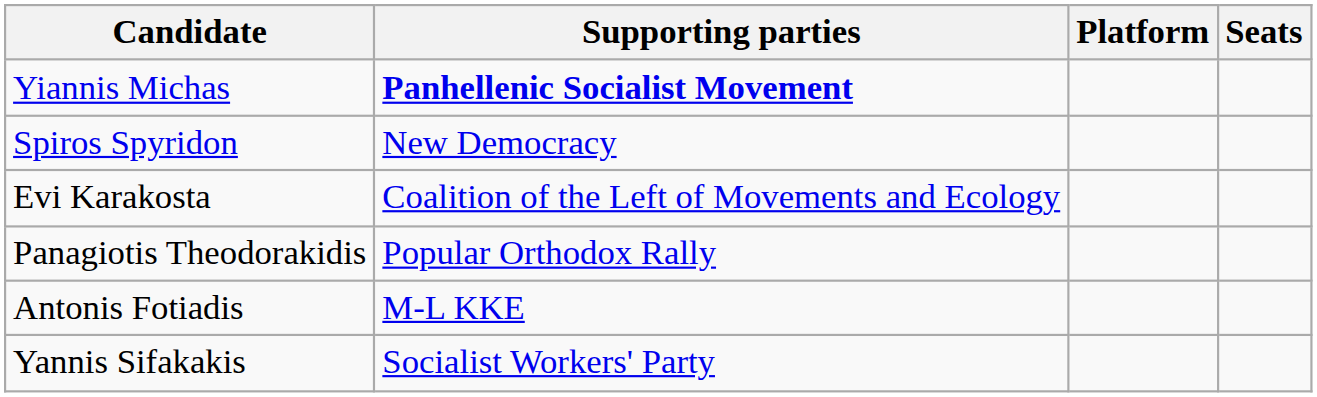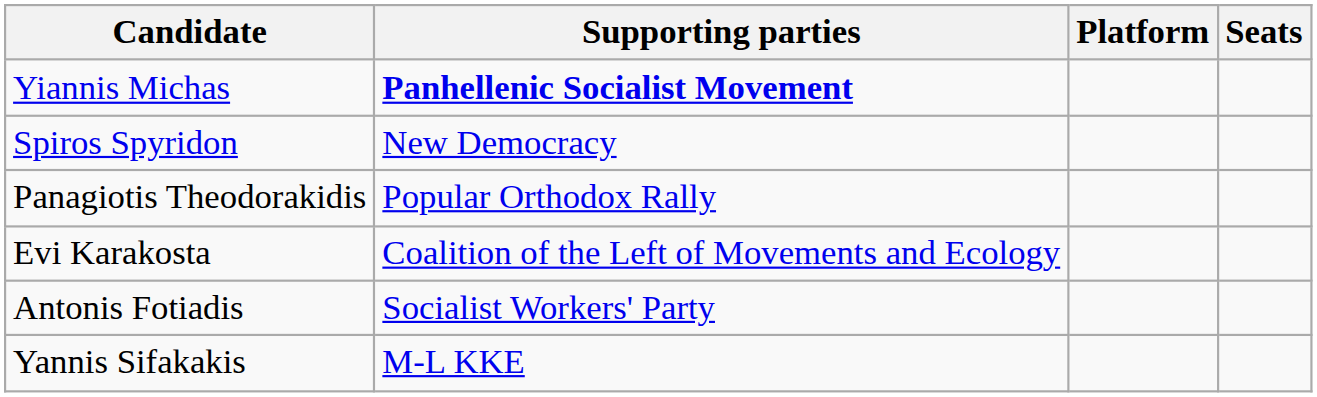rows swapped: (112, 197) <-> (190, 252)
(454, 307) M-L KKE -> (549, 307) Socialist Workers' Party
(549, 362) Socialist Workers' Party -> (454, 362) M-L KKE
